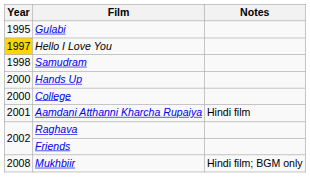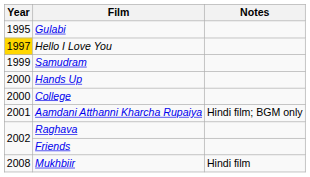(19, 63) 1998 -> (19, 63) 1999
(229, 113) Hindi film -> (255, 113) Hindi film; BGM only
(255, 163) Hindi film; BGM only -> (229, 163) Hindi film
